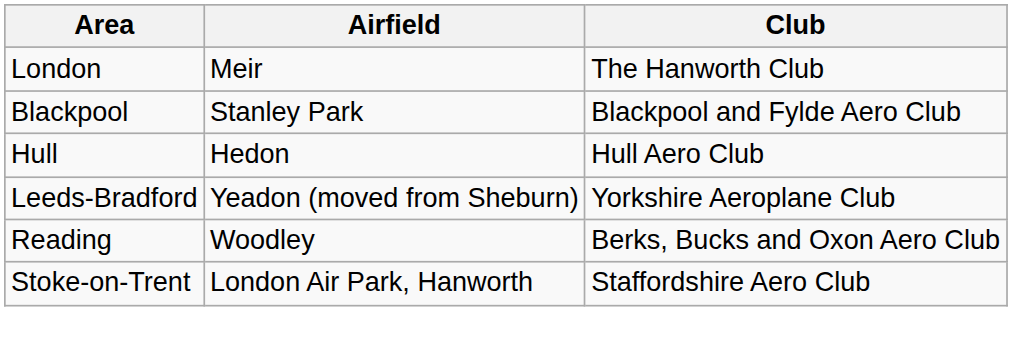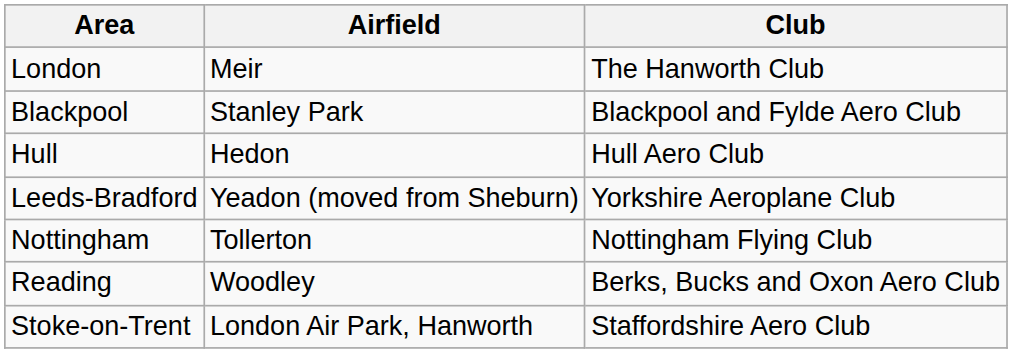+ row: (80, 240)
